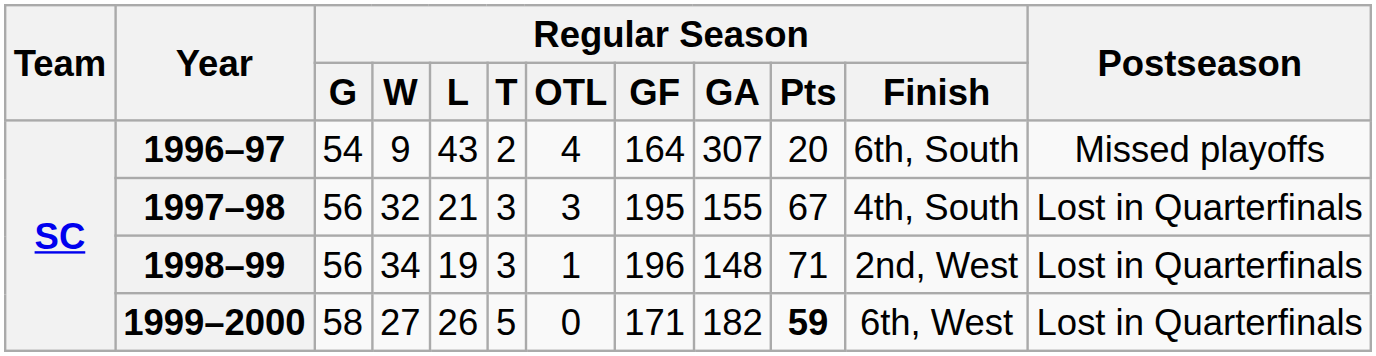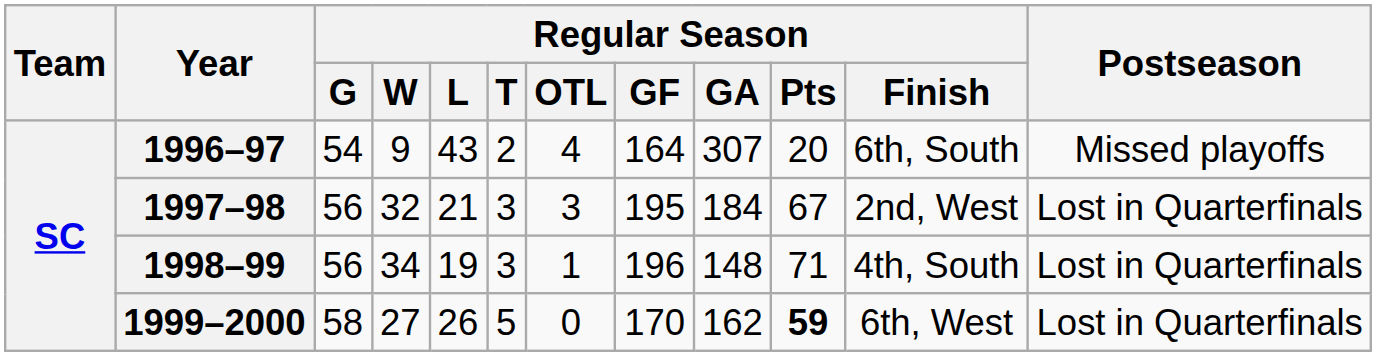(732, 208) 155 -> (732, 208) 184
(937, 208) 4th, South -> (937, 208) 2nd, West
(937, 265) 2nd, West -> (937, 265) 4th, South
(655, 323) 171 -> (655, 323) 170
(732, 323) 182 -> (732, 323) 162
